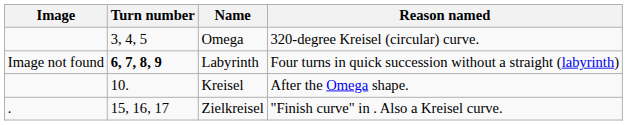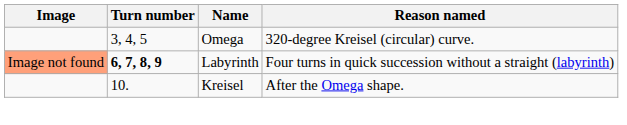(56, 62) no background -> (56, 62) lightsalmon background
- row: (233, 108)
